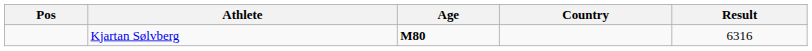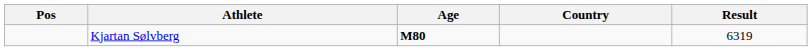(740, 35) 6316 -> (740, 35) 6319
